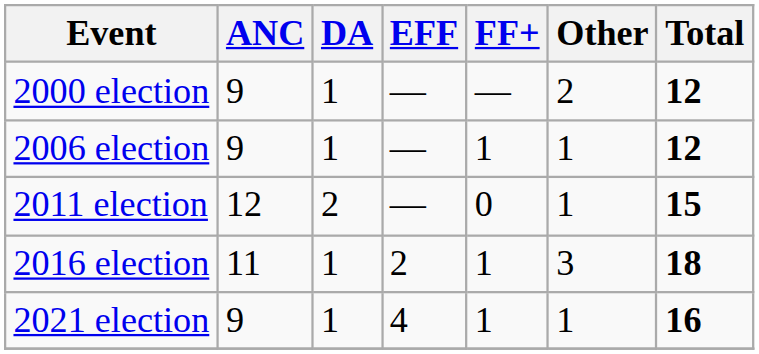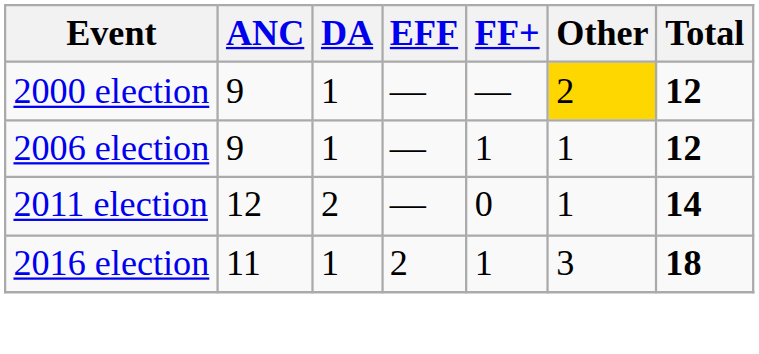(565, 90) no background -> (565, 90) gold background
(683, 205) 15 -> (683, 205) 14
- row: (111, 319)
